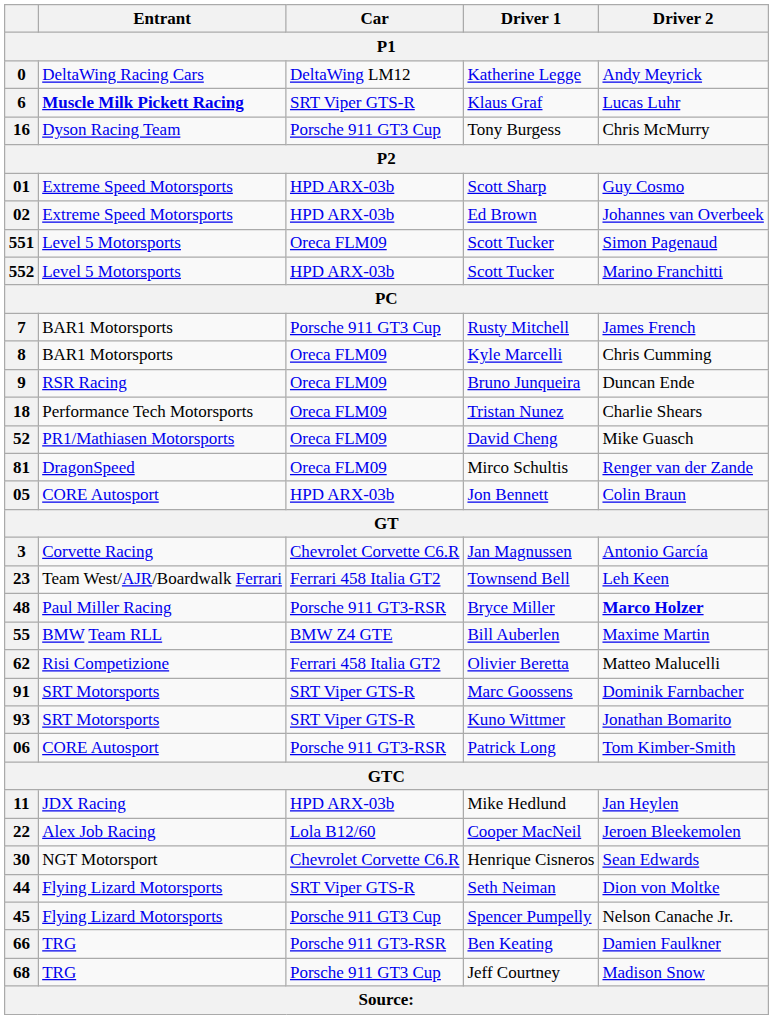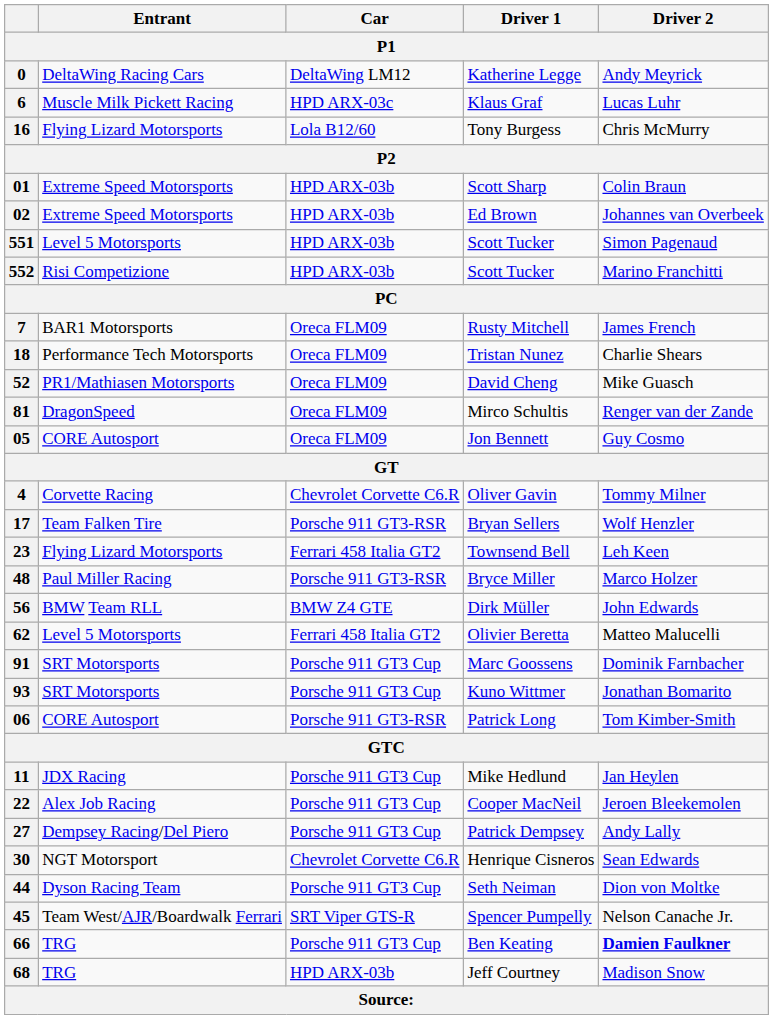(143, 102) bold -> (138, 102) normal
(352, 102) SRT Viper GTS-R -> (342, 102) HPD ARX-03c
(111, 130) Dyson Racing Team -> (132, 130) Flying Lizard Motorsports
(365, 130) Porsche 911 GT3 Cup -> (333, 130) Lola B12/60
(643, 186) Guy Cosmo -> (644, 186) Colin Braun
(338, 242) Oreca FLM09 -> (342, 242) HPD ARX-03b
(112, 270) Level 5 Motorsports -> (106, 270) Risi Competizione
(365, 326) Porsche 911 GT3 Cup -> (338, 326) Oreca FLM09
- row: (21, 354)
- row: (21, 382)
(342, 494) HPD ARX-03b -> (338, 438) Oreca FLM09
(644, 494) Colin Braun -> (643, 438) Guy Cosmo
- row: (21, 551)
+ row: (21, 494)
+ row: (21, 522)
(162, 579) Team West/AJR/Boardwalk Ferrari -> (132, 551) Flying Lizard Motorsports
(653, 607) bold -> (650, 579) normal
- row: (21, 635)
+ row: (21, 607)
(106, 663) Risi Competizione -> (112, 635) Level 5 Motorsports
(352, 691) SRT Viper GTS-R -> (365, 663) Porsche 911 GT3 Cup
(352, 719) SRT Viper GTS-R -> (365, 691) Porsche 911 GT3 Cup
(342, 803) HPD ARX-03b -> (365, 775) Porsche 911 GT3 Cup
(333, 831) Lola B12/60 -> (365, 803) Porsche 911 GT3 Cup
+ row: (21, 831)
(132, 887) Flying Lizard Motorsports -> (111, 887) Dyson Racing Team
(352, 887) SRT Viper GTS-R -> (365, 887) Porsche 911 GT3 Cup
(132, 915) Flying Lizard Motorsports -> (162, 915) Team West/AJR/Boardwalk Ferrari
(365, 915) Porsche 911 GT3 Cup -> (352, 915) SRT Viper GTS-R
(368, 943) Porsche 911 GT3-RSR -> (365, 943) Porsche 911 GT3 Cup
(662, 943) normal -> (666, 943) bold
(365, 971) Porsche 911 GT3 Cup -> (342, 971) HPD ARX-03b
